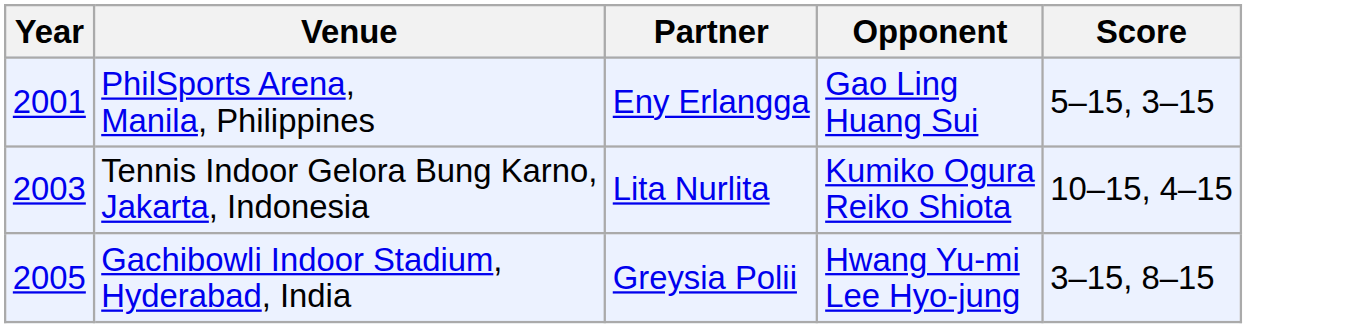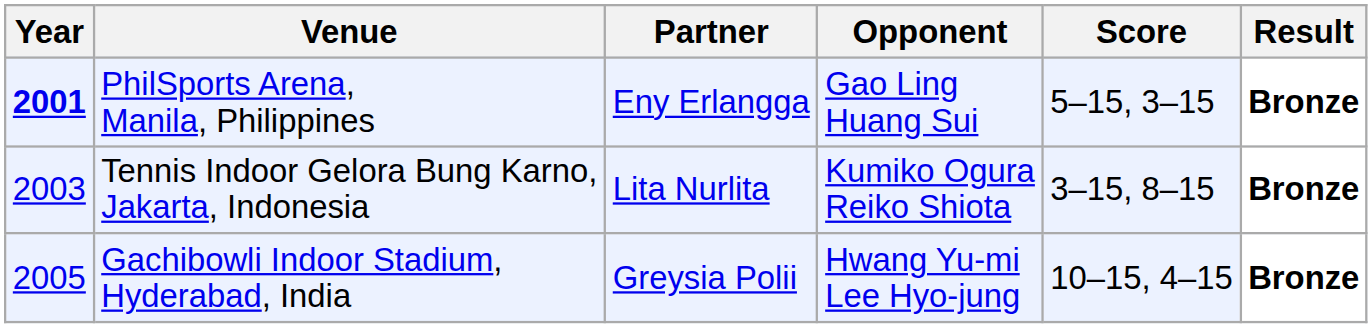+ column: (1304, 31)
(49, 102) normal -> (49, 102) bold
(1142, 190) 10–15, 4–15 -> (1132, 190) 3–15, 8–15
(1132, 278) 3–15, 8–15 -> (1142, 278) 10–15, 4–15
